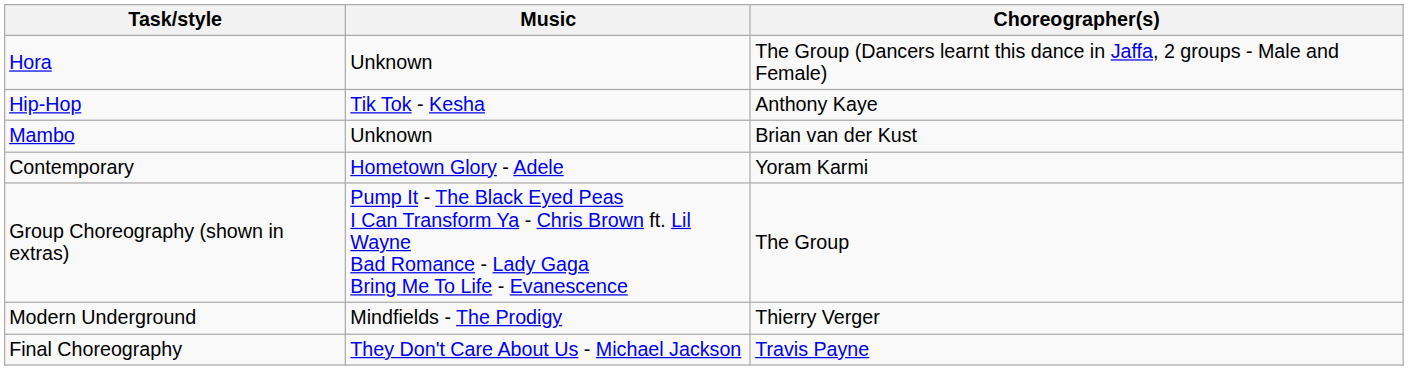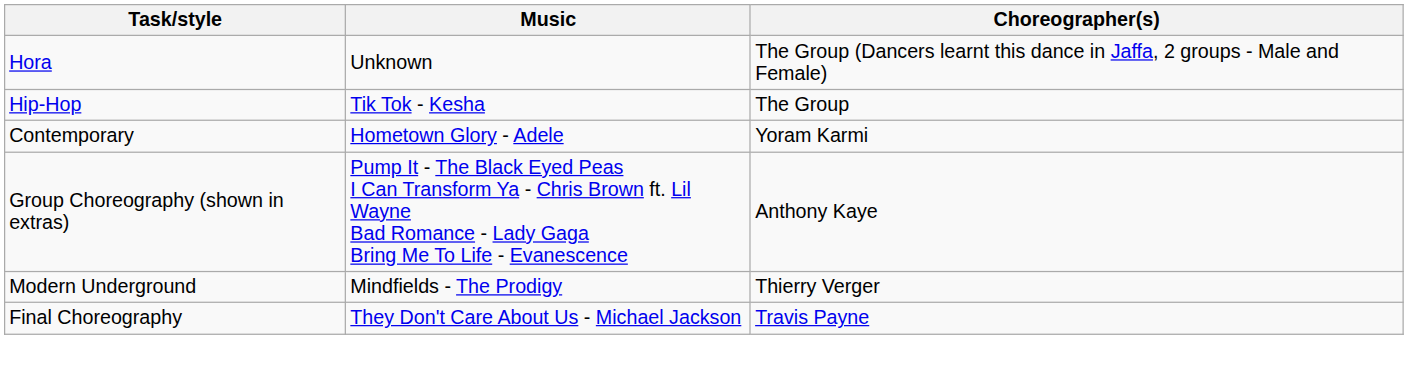(816, 104) Anthony Kaye -> (802, 104) The Group
- row: (42, 135)
(802, 242) The Group -> (816, 211) Anthony Kaye
